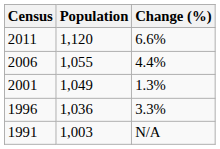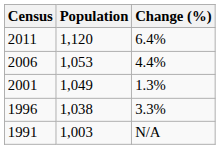(150, 39) 6.6% -> (150, 39) 6.4%
(76, 62) 1,055 -> (76, 62) 1,053
(76, 109) 1,036 -> (76, 109) 1,038
